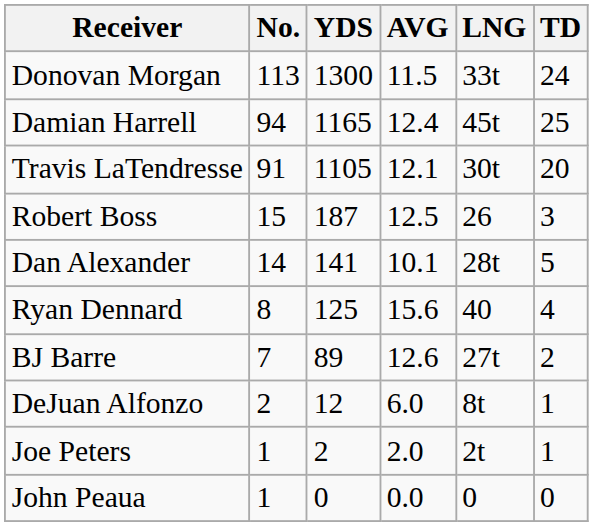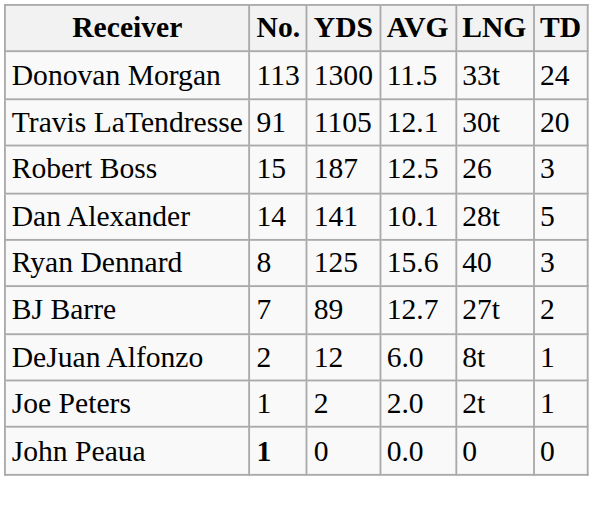- row: (104, 121)
(547, 309) 4 -> (547, 262) 3
(413, 356) 12.6 -> (413, 309) 12.7
(264, 497) normal -> (264, 450) bold
